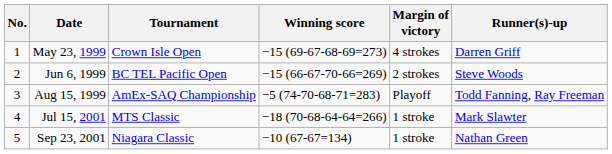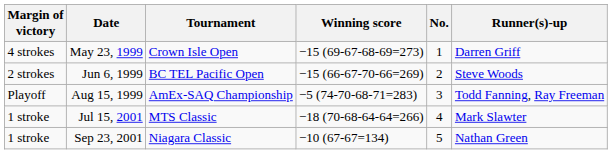columns swapped: (17, 23) <-> (421, 23)
